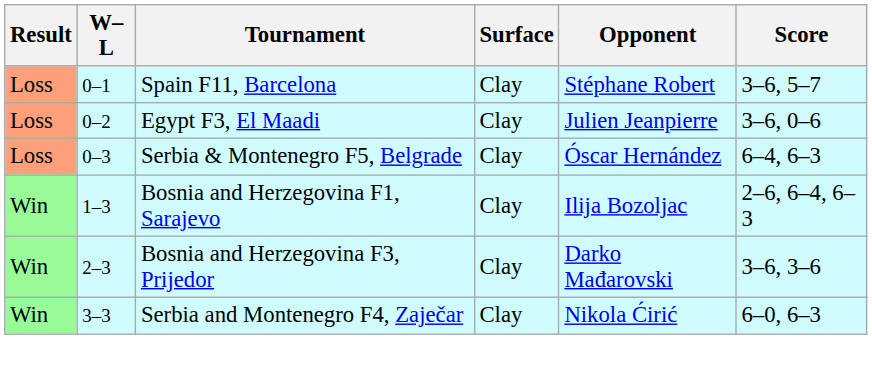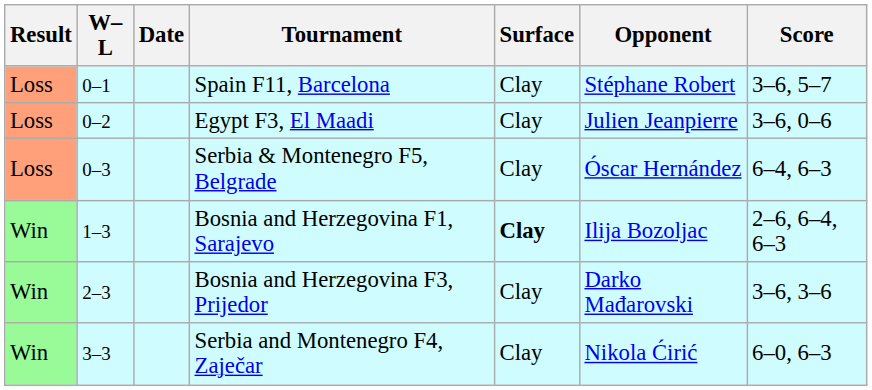+ column: (161, 35)
(501, 204) normal -> (522, 230) bold
